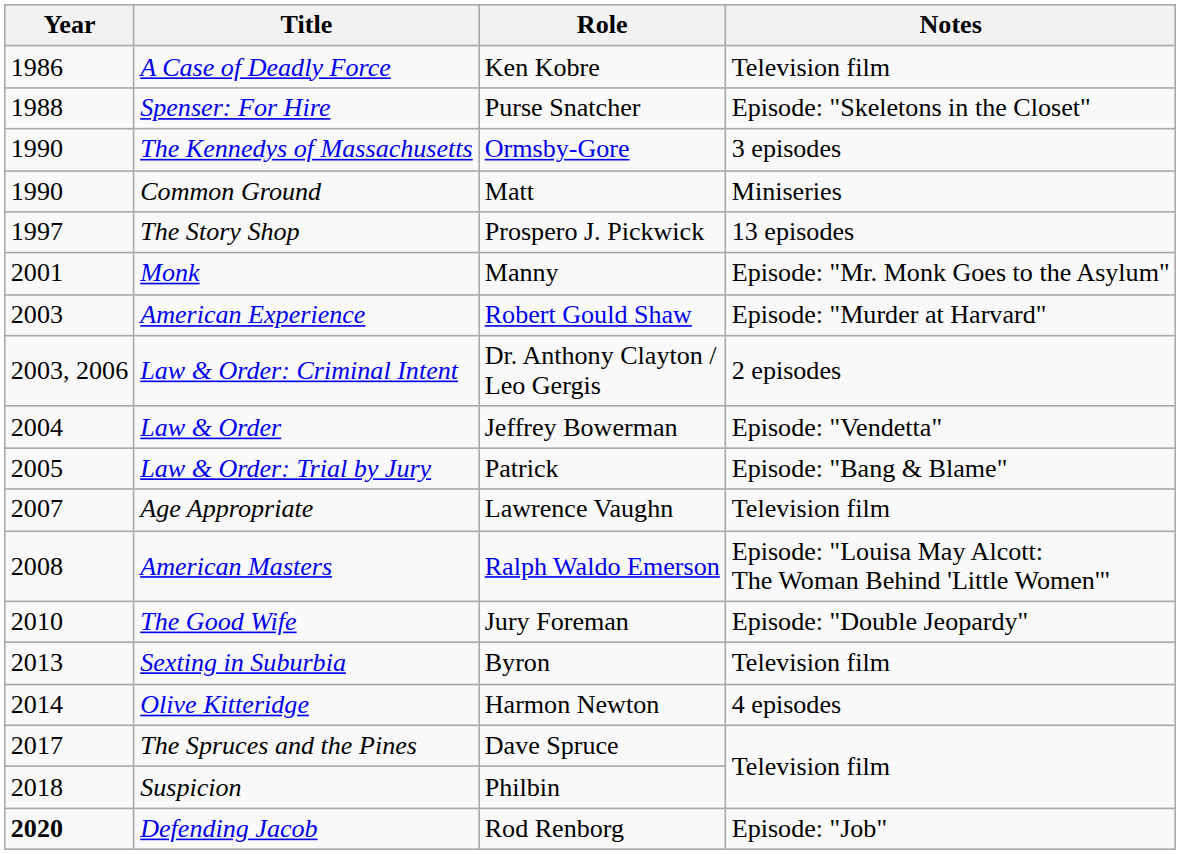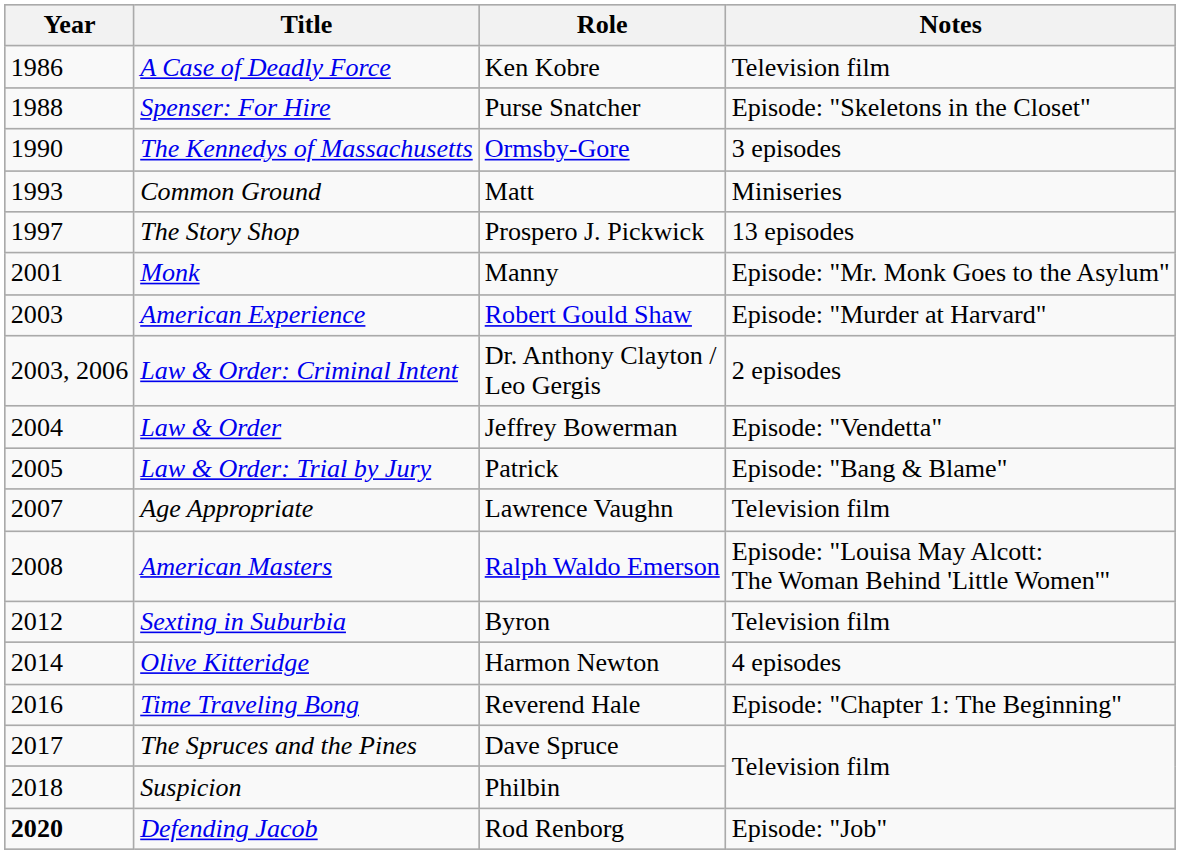(37, 190) 1990 -> (37, 190) 1993
- row: (218, 621)
(37, 662) 2013 -> (37, 621) 2012
+ row: (250, 704)
